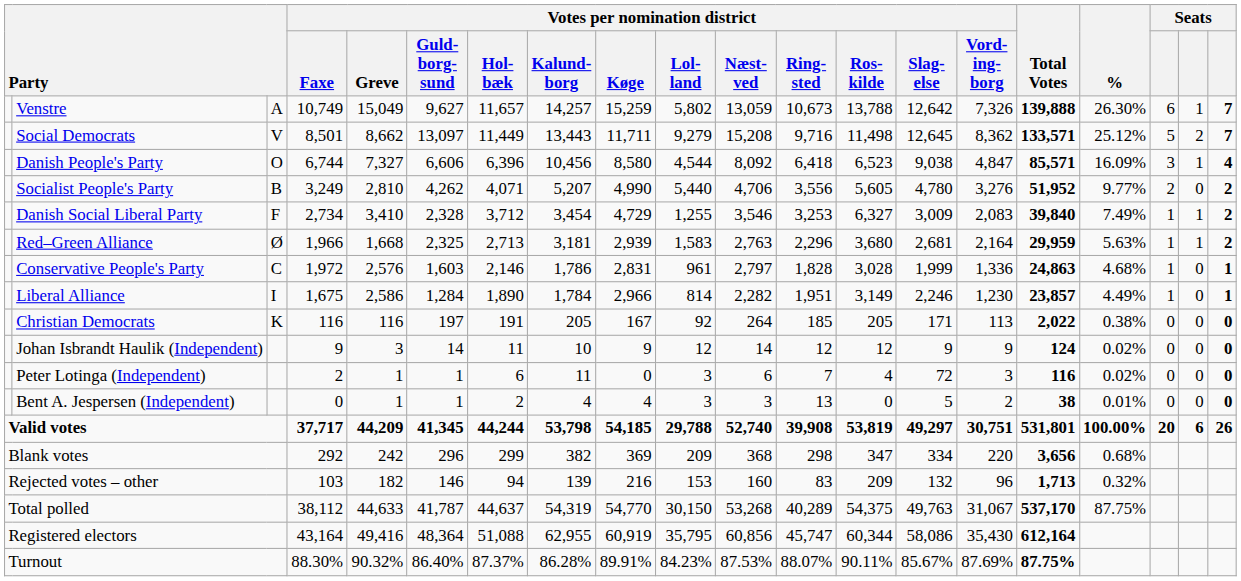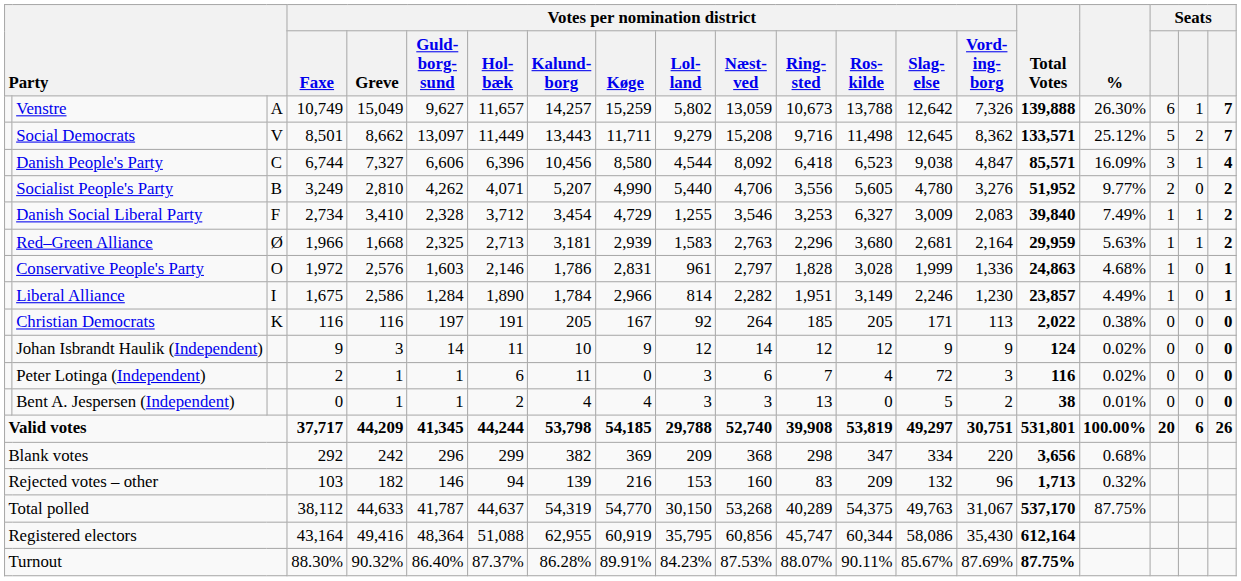(277, 162) O -> (276, 162) C
(276, 268) C -> (277, 268) O
